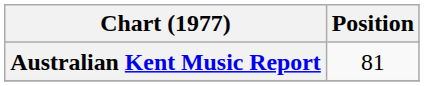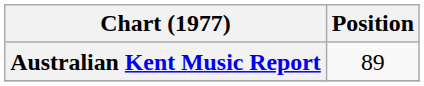(373, 61) 81 -> (373, 61) 89
